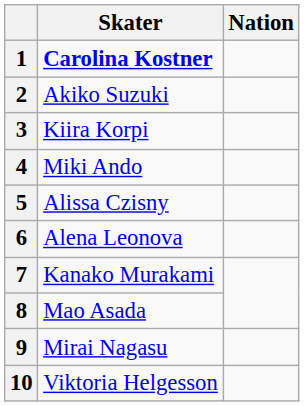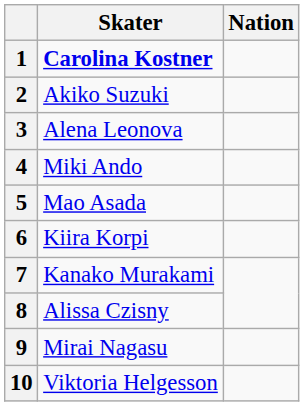(96, 130) Kiira Korpi -> (113, 130) Alena Leonova
(106, 202) Alissa Czisny -> (95, 202) Mao Asada
(113, 238) Alena Leonova -> (96, 238) Kiira Korpi
(95, 310) Mao Asada -> (106, 310) Alissa Czisny
